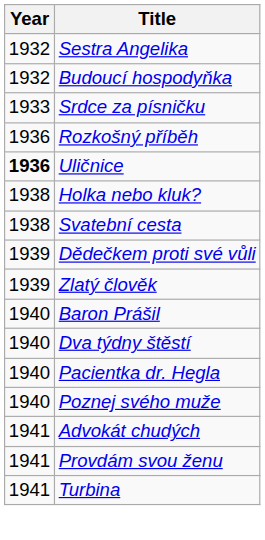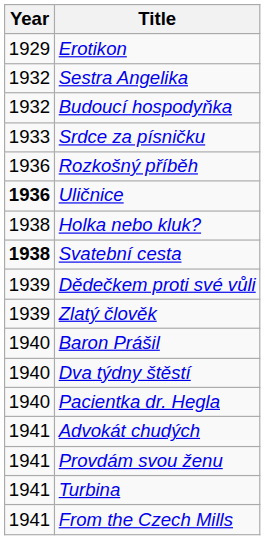+ row: (93, 48)
(30, 225) normal -> (30, 254) bold
- row: (140, 401)
+ row: (146, 519)
